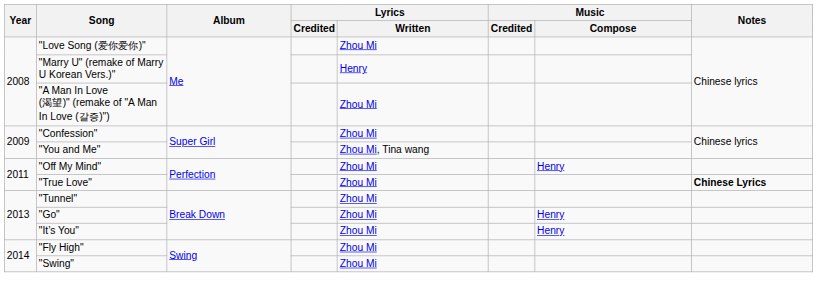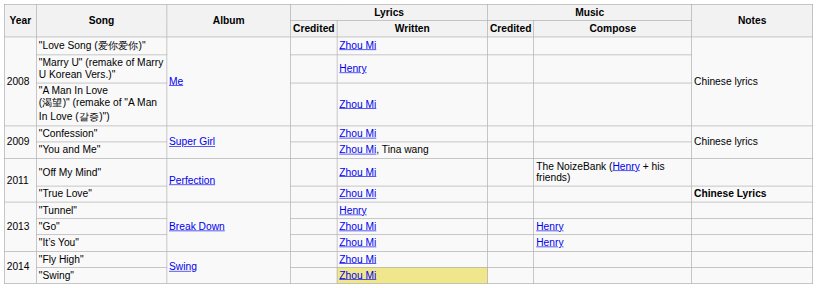(551, 166) Henry -> (600, 172) The NoizeBank (Henry + his friends)
(358, 199) Zhou Mi -> (353, 210) Henry
(358, 264) no background -> (358, 275) khaki background
